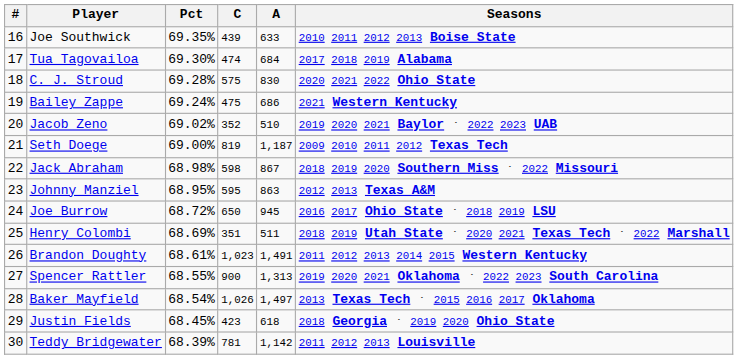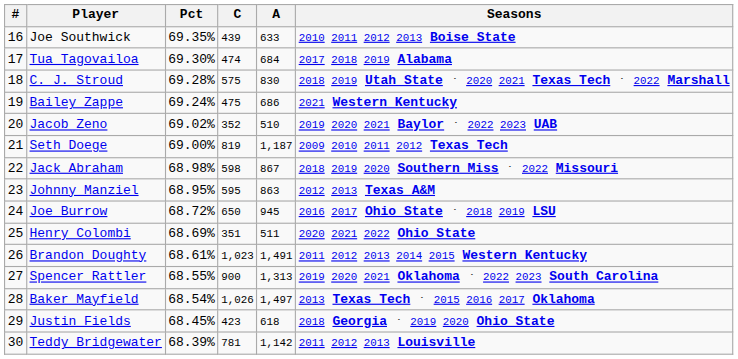(387, 81) 2020 2021 2022 Ohio State -> (514, 81) 2018 2019 Utah State ᛫ 2020 2021 Texas Tech ᛫ 2022 Marshall
(514, 233) 2018 2019 Utah State ᛫ 2020 2021 Texas Tech ᛫ 2022 Marshall -> (387, 233) 2020 2021 2022 Ohio State
